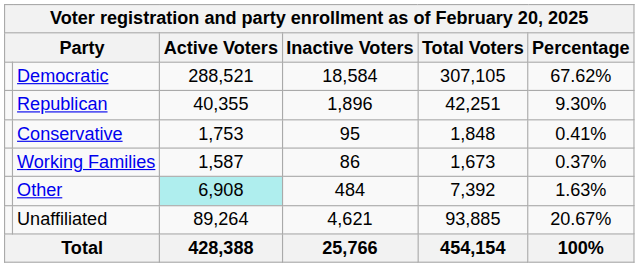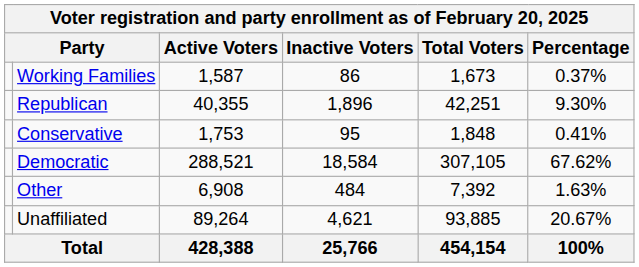rows swapped: (63, 76) <-> (86, 162)
(221, 190) paleturquoise background -> (221, 190) no background
